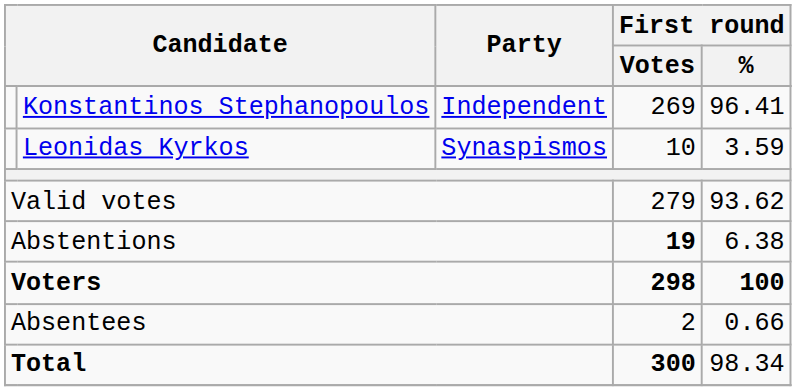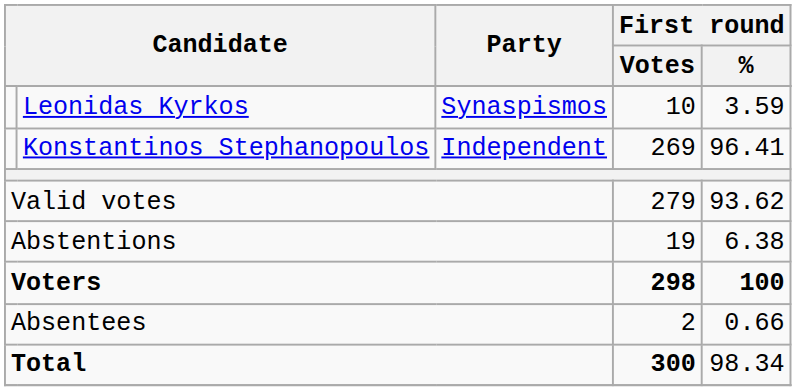rows swapped: (226, 107) <-> (136, 148)
(681, 242) bold -> (681, 242) normal
